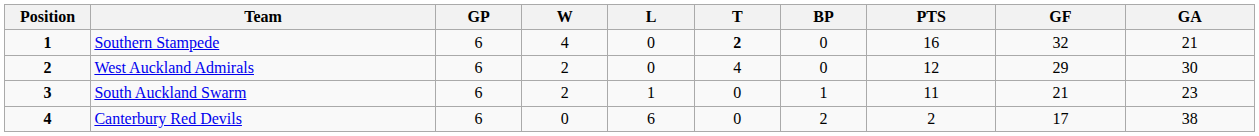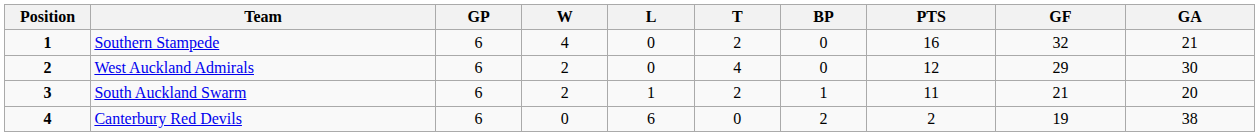(737, 42) bold -> (737, 42) normal
(737, 93) 0 -> (737, 93) 2
(1190, 93) 23 -> (1190, 93) 20
(1060, 118) 17 -> (1060, 118) 19
